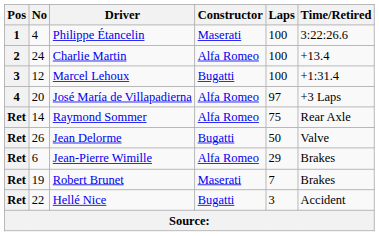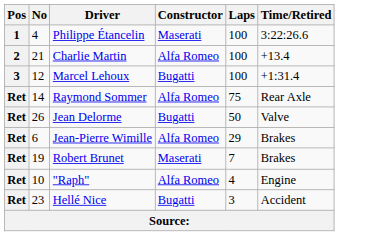(38, 56) 24 -> (38, 56) 21
- row: (122, 97)
+ row: (71, 179)
(38, 199) 22 -> (38, 199) 23
